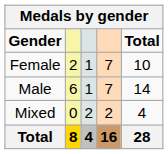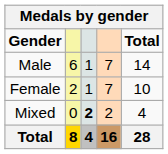rows swapped: (35, 89) <-> (35, 65)
(89, 113) normal -> (89, 113) bold
